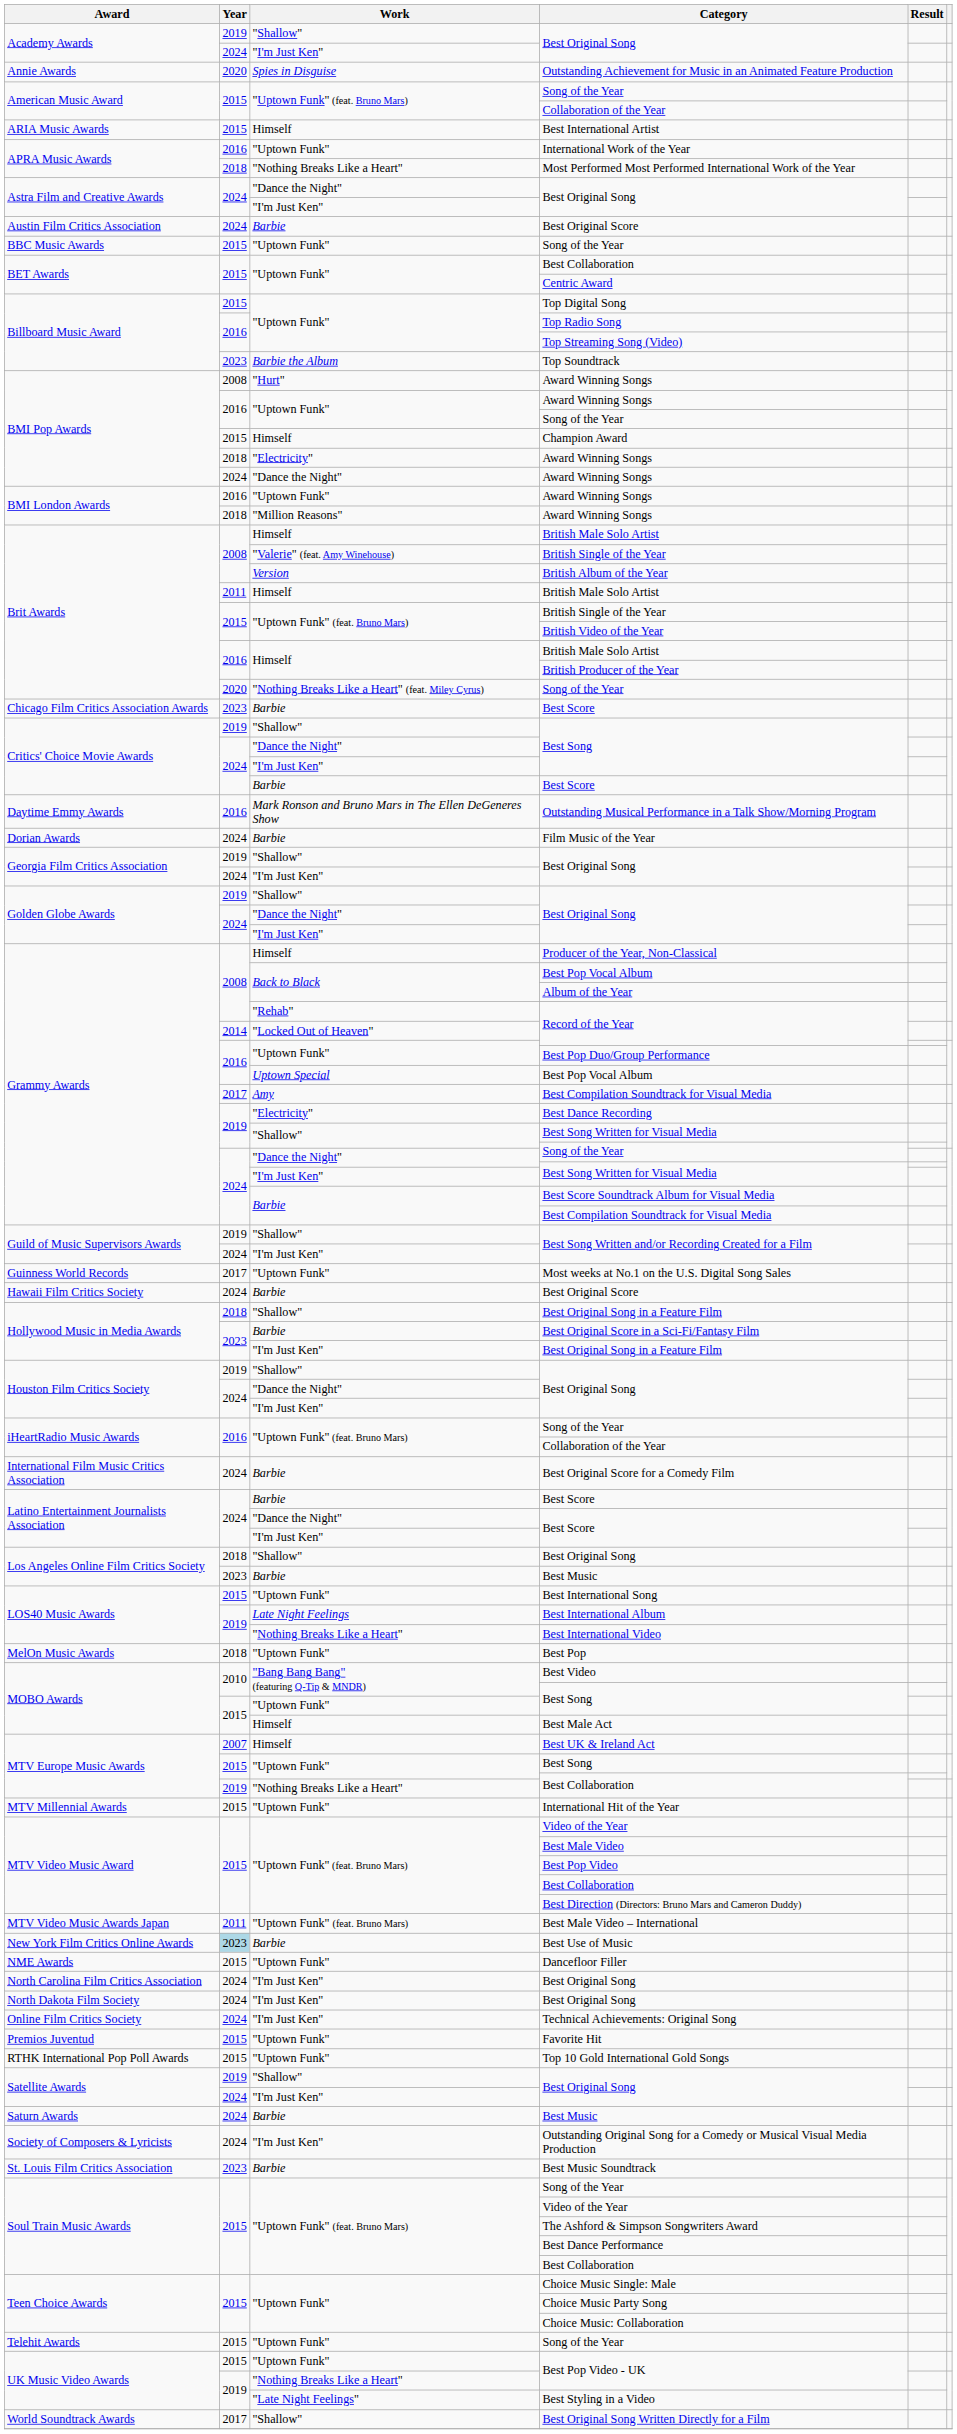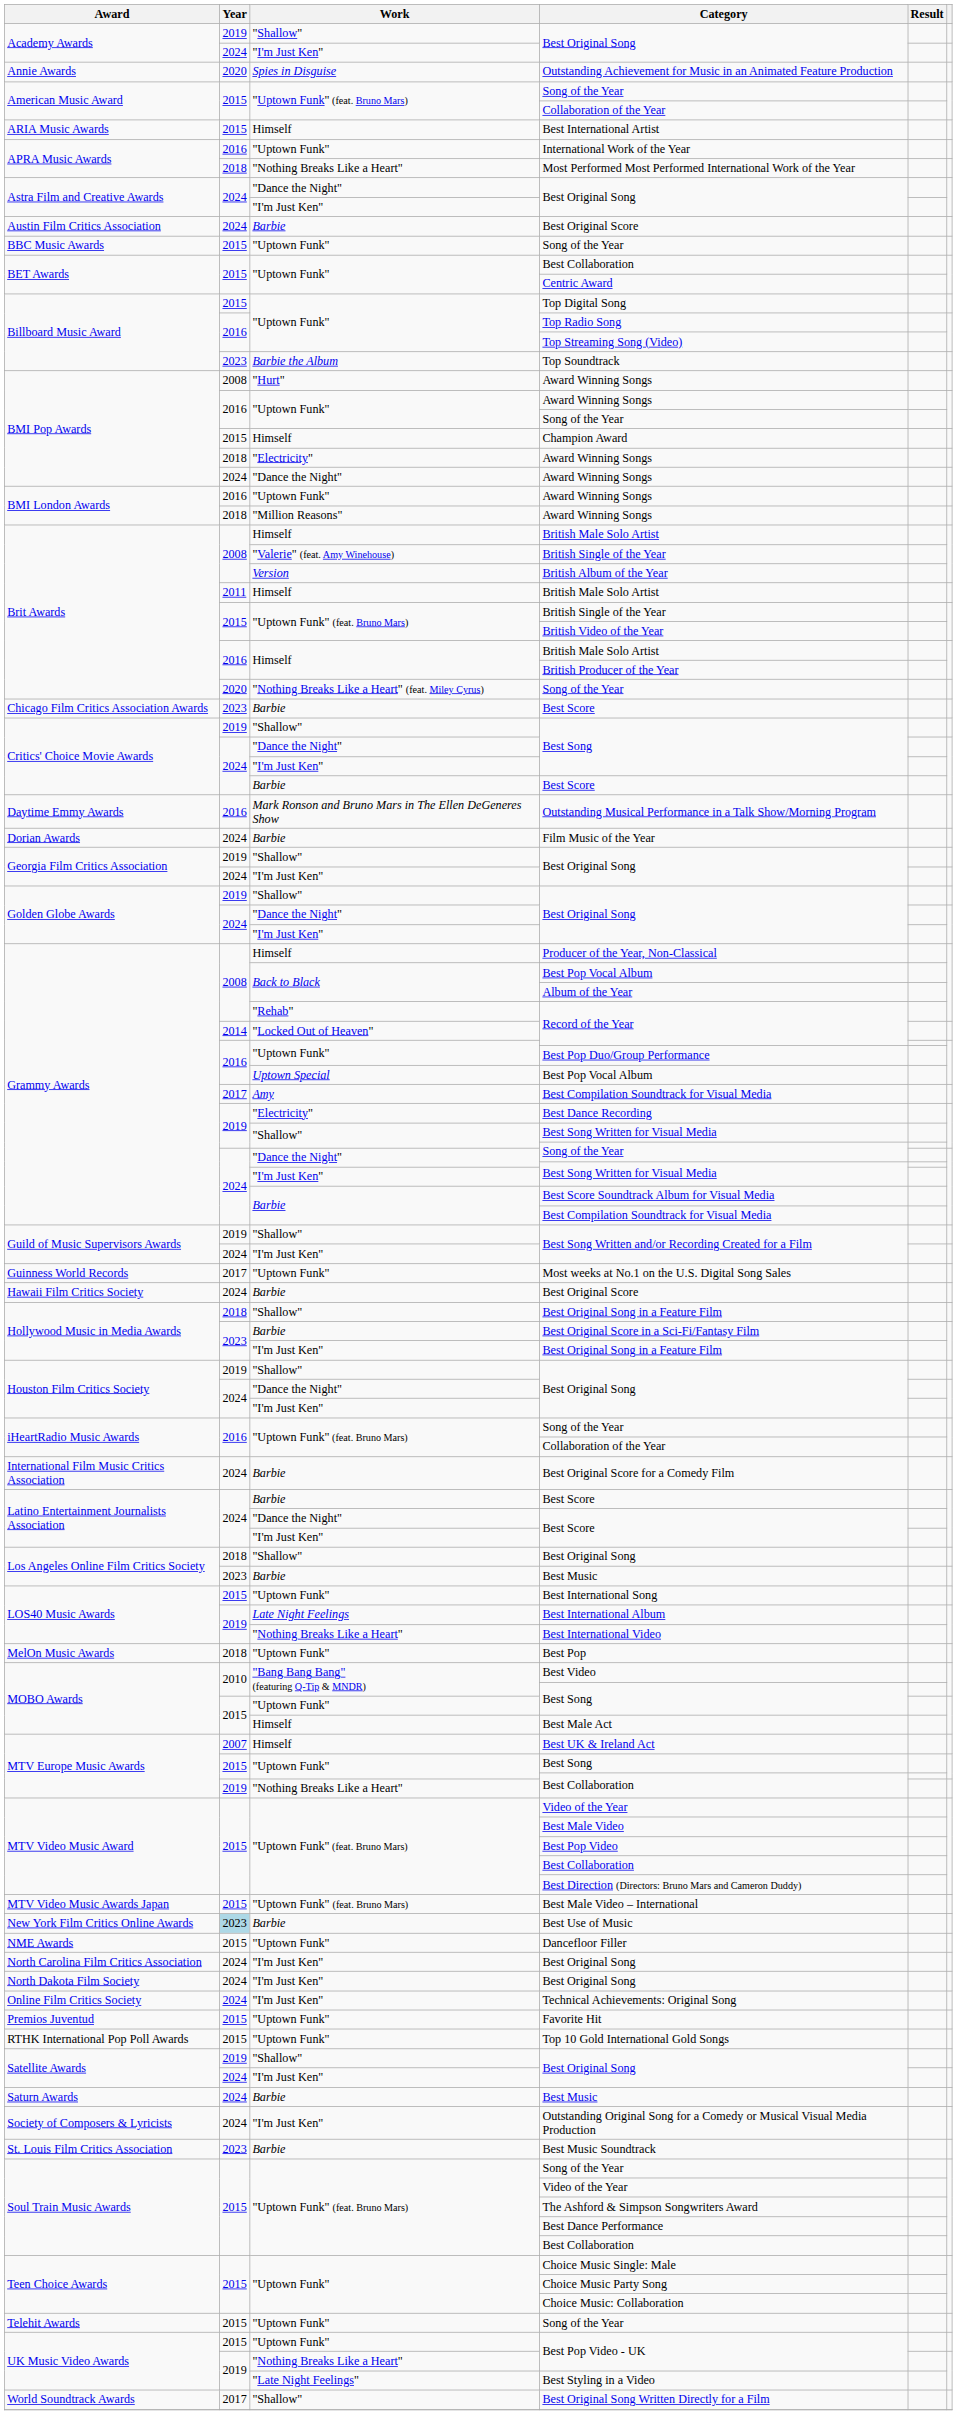- row: (291, 1807)
(234, 1923) 2011 -> (235, 1904) 2015
